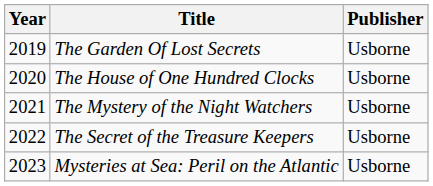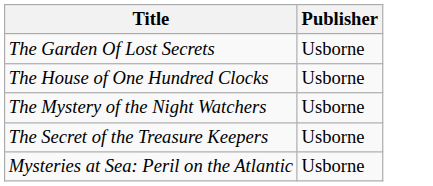- column: (27, 19)
